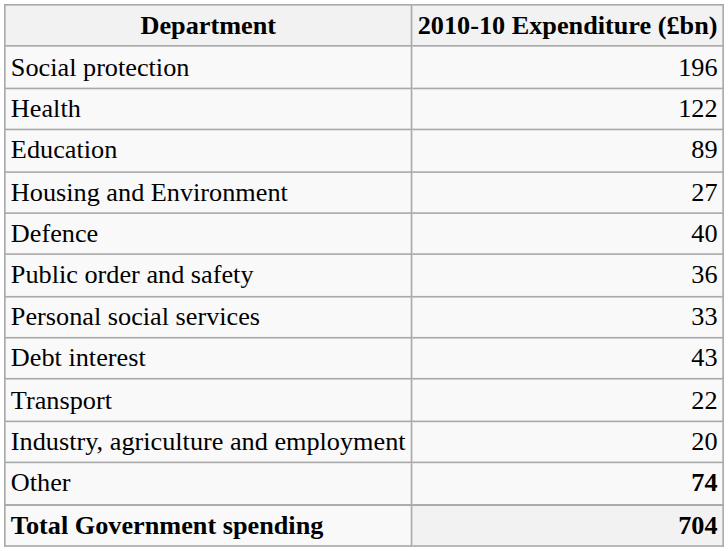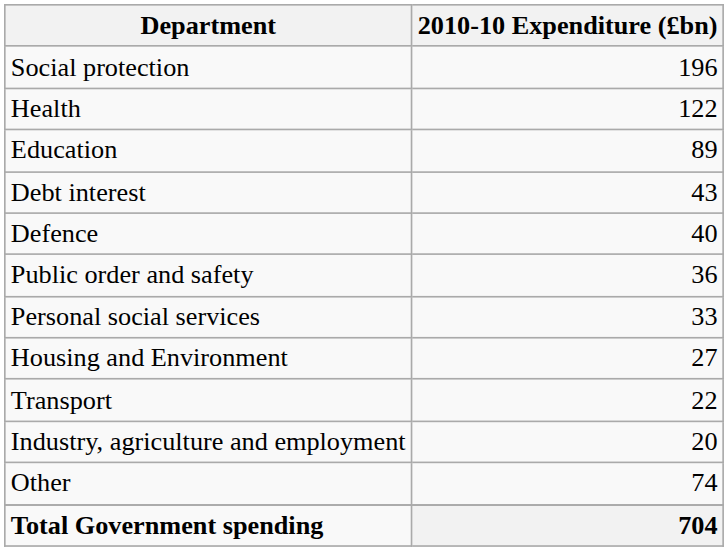rows swapped: (78, 358) <-> (149, 191)
(704, 483) bold -> (704, 483) normal
